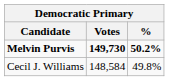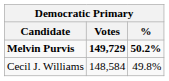(107, 48) 149,730 -> (107, 48) 149,729
